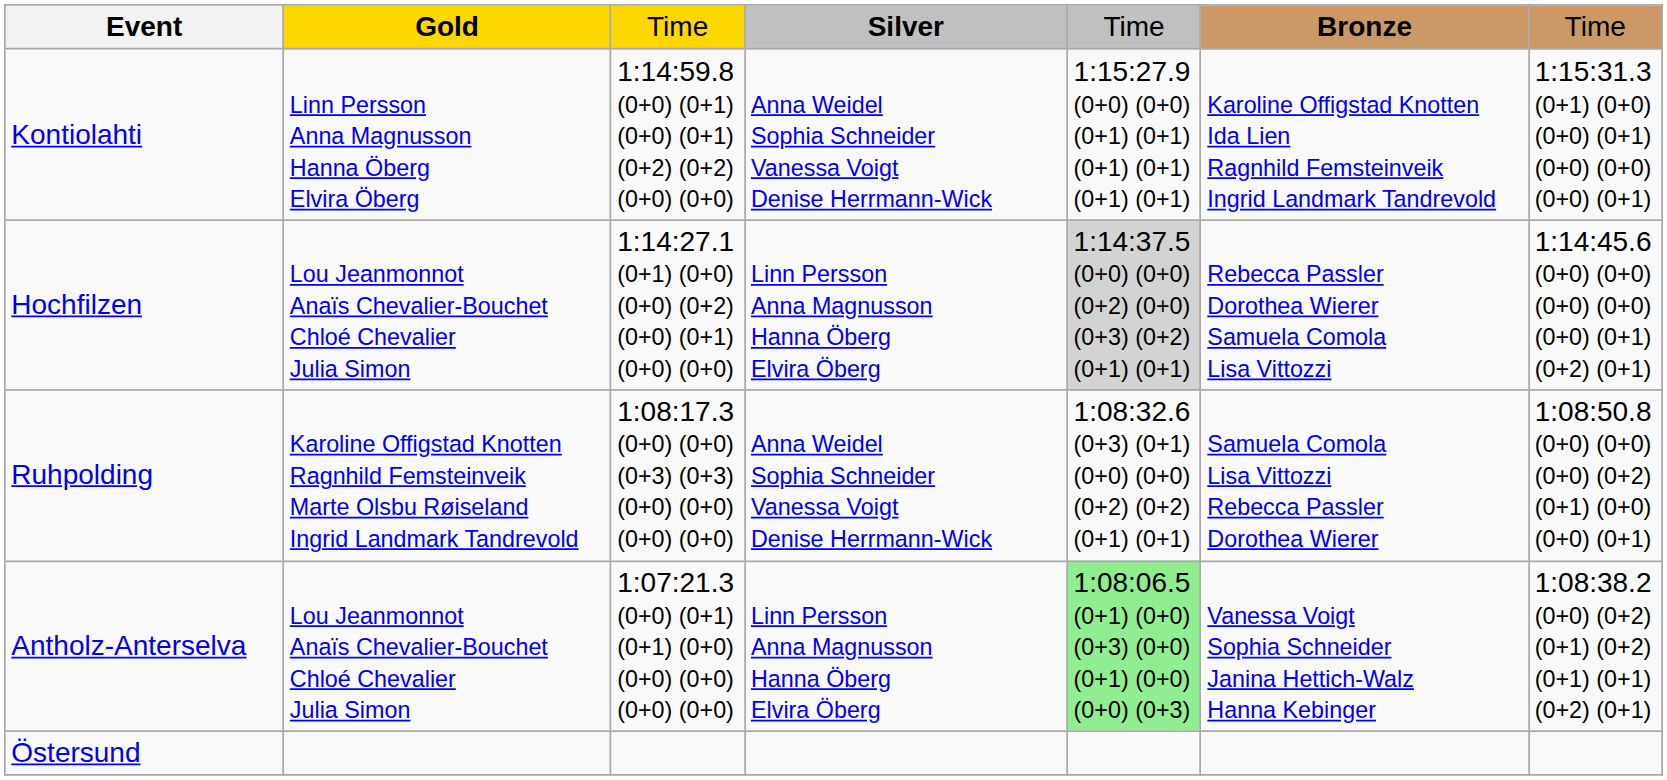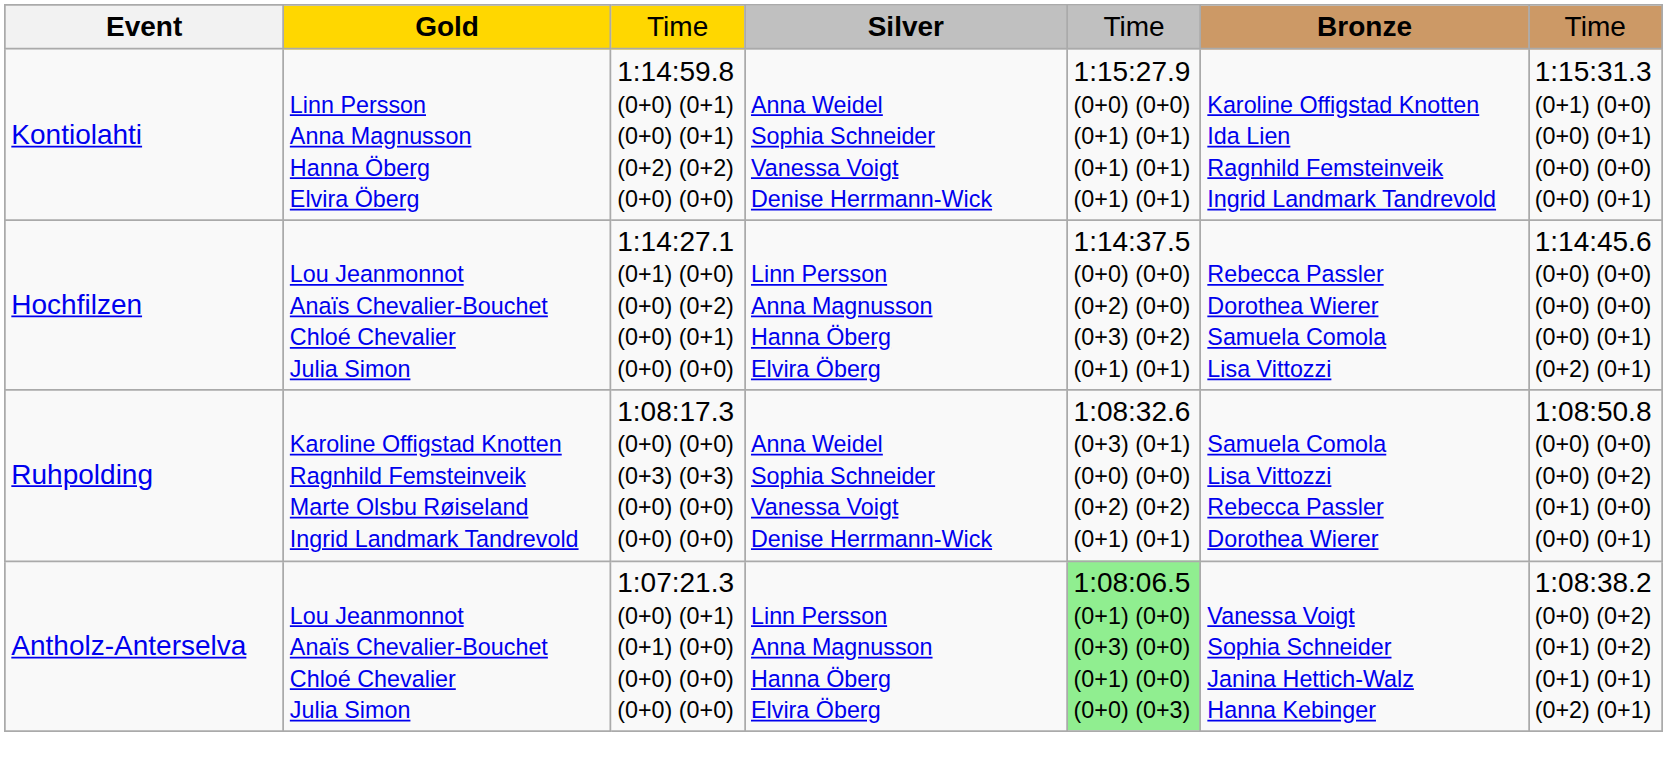(1132, 304) lightgrey background -> (1132, 304) no background
- row: (76, 752)
